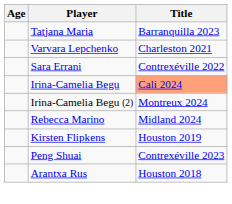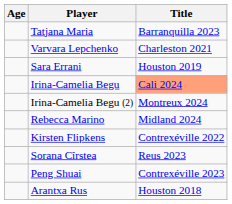(181, 66) Contrexéville 2022 -> (170, 66) Houston 2019
(170, 137) Houston 2019 -> (181, 137) Contrexéville 2022
+ row: (64, 155)
